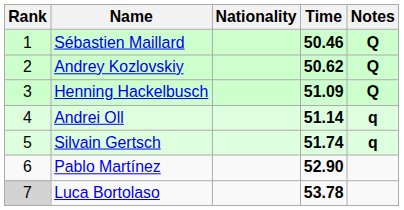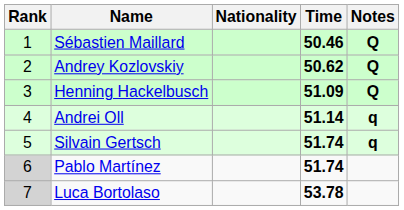(28, 167) no background -> (28, 167) lightgrey background
(324, 167) 52.90 -> (324, 167) 51.74
